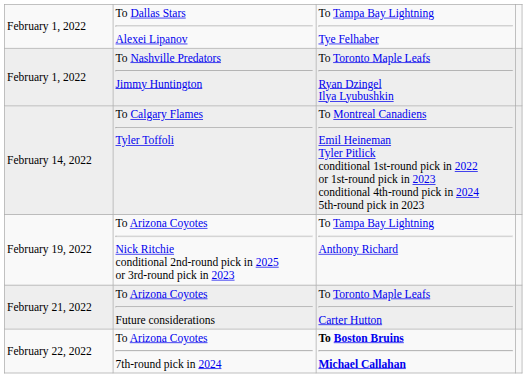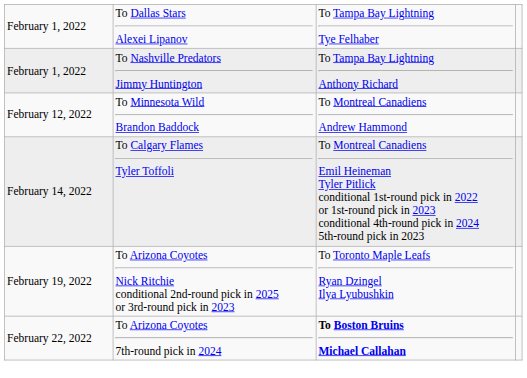(416, 77) To Toronto Maple Leafs Ryan Dzingel Ilya Lyubushkin -> (416, 70) To Tampa Bay Lightning Anthony Richard
+ row: (49, 114)
(416, 236) To Tampa Bay Lightning Anthony Richard -> (416, 274) To Toronto Maple Leafs Ryan Dzingel Ilya Lyubushkin
- row: (49, 307)
